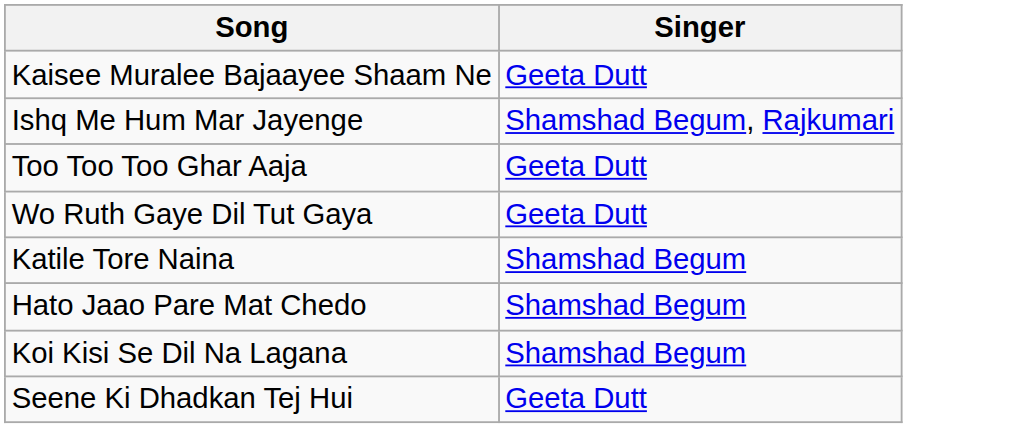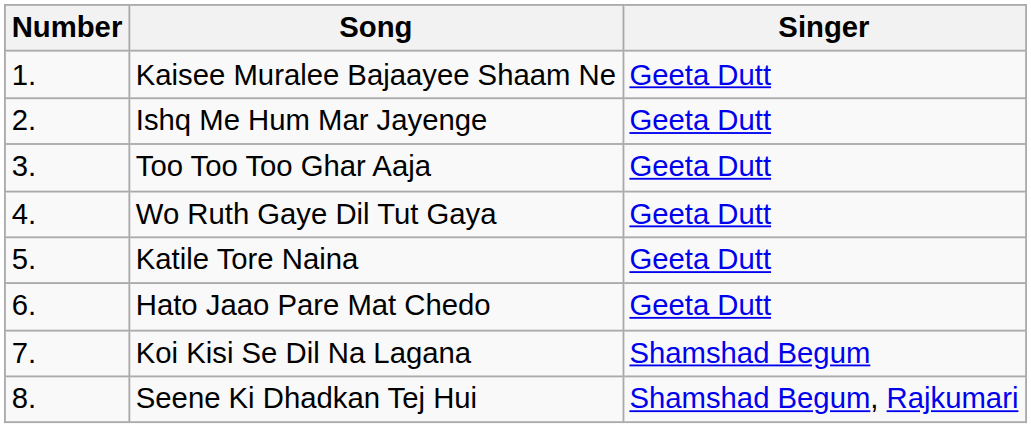+ column: (67, 27)
(700, 120) Shamshad Begum, Rajkumari -> (700, 120) Geeta Dutt
(626, 259) Shamshad Begum -> (700, 259) Geeta Dutt
(626, 306) Shamshad Begum -> (700, 306) Geeta Dutt
(576, 399) Geeta Dutt -> (824, 399) Shamshad Begum, Rajkumari
